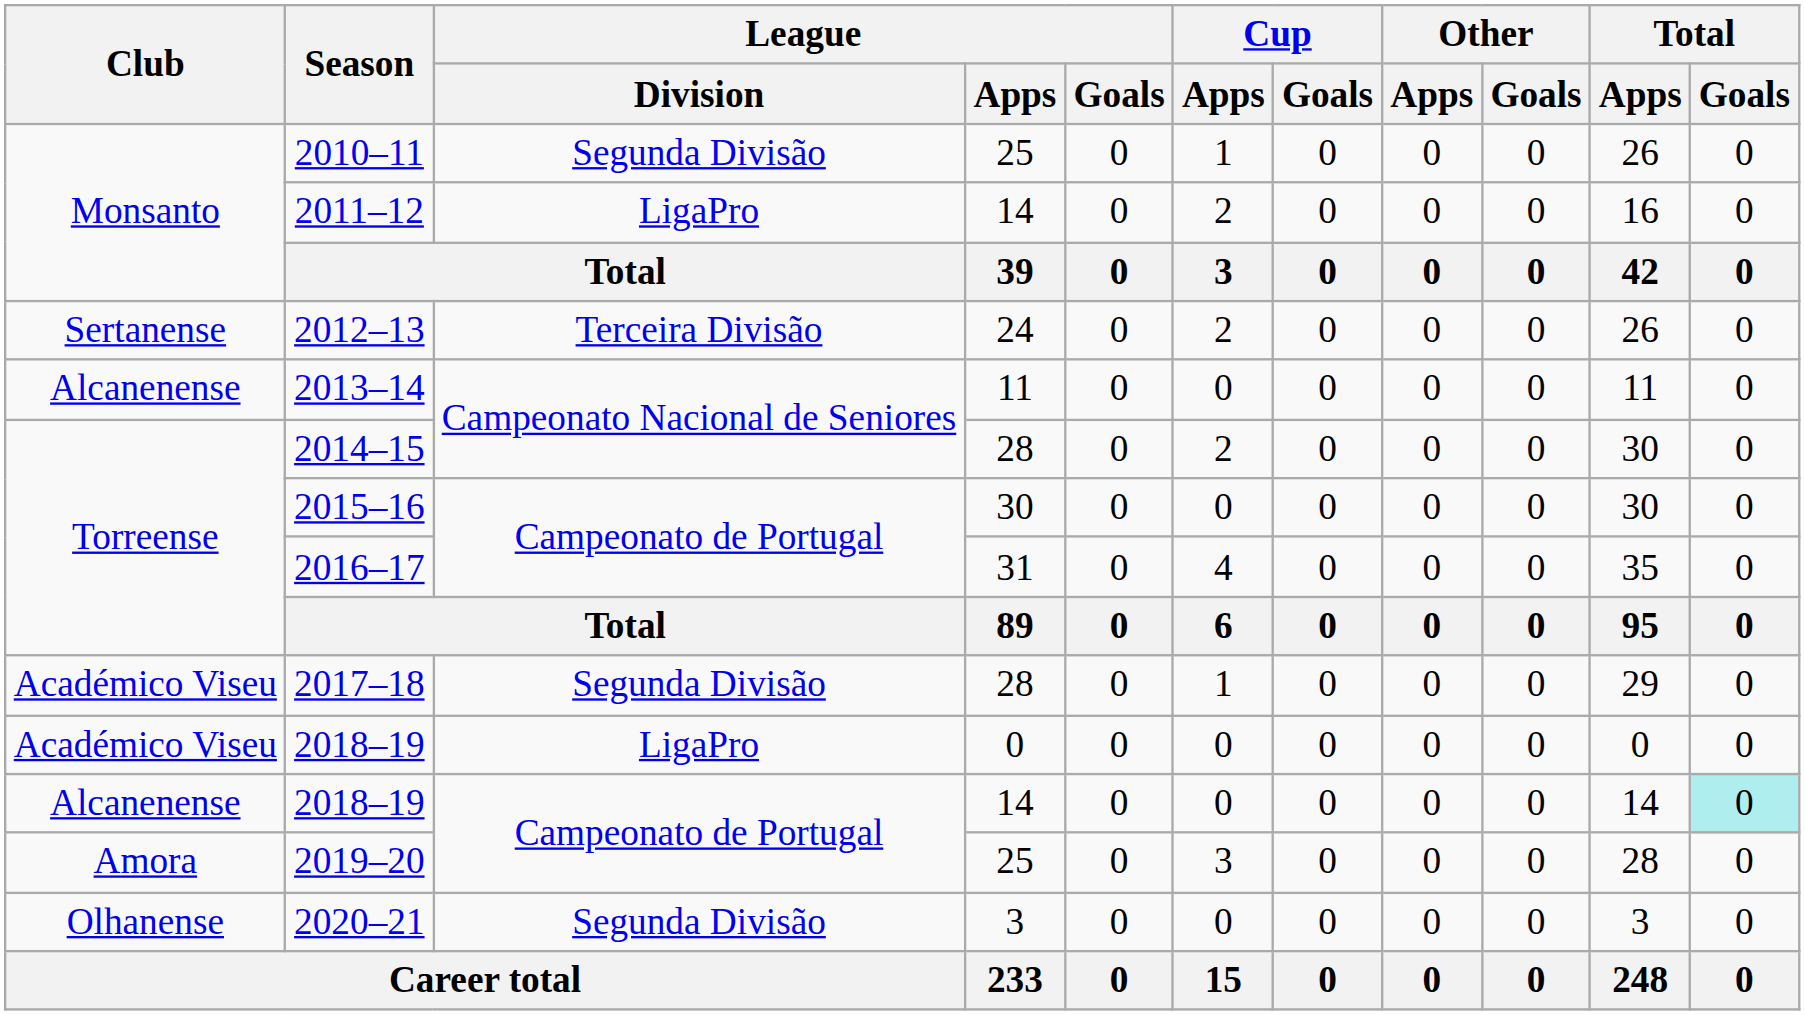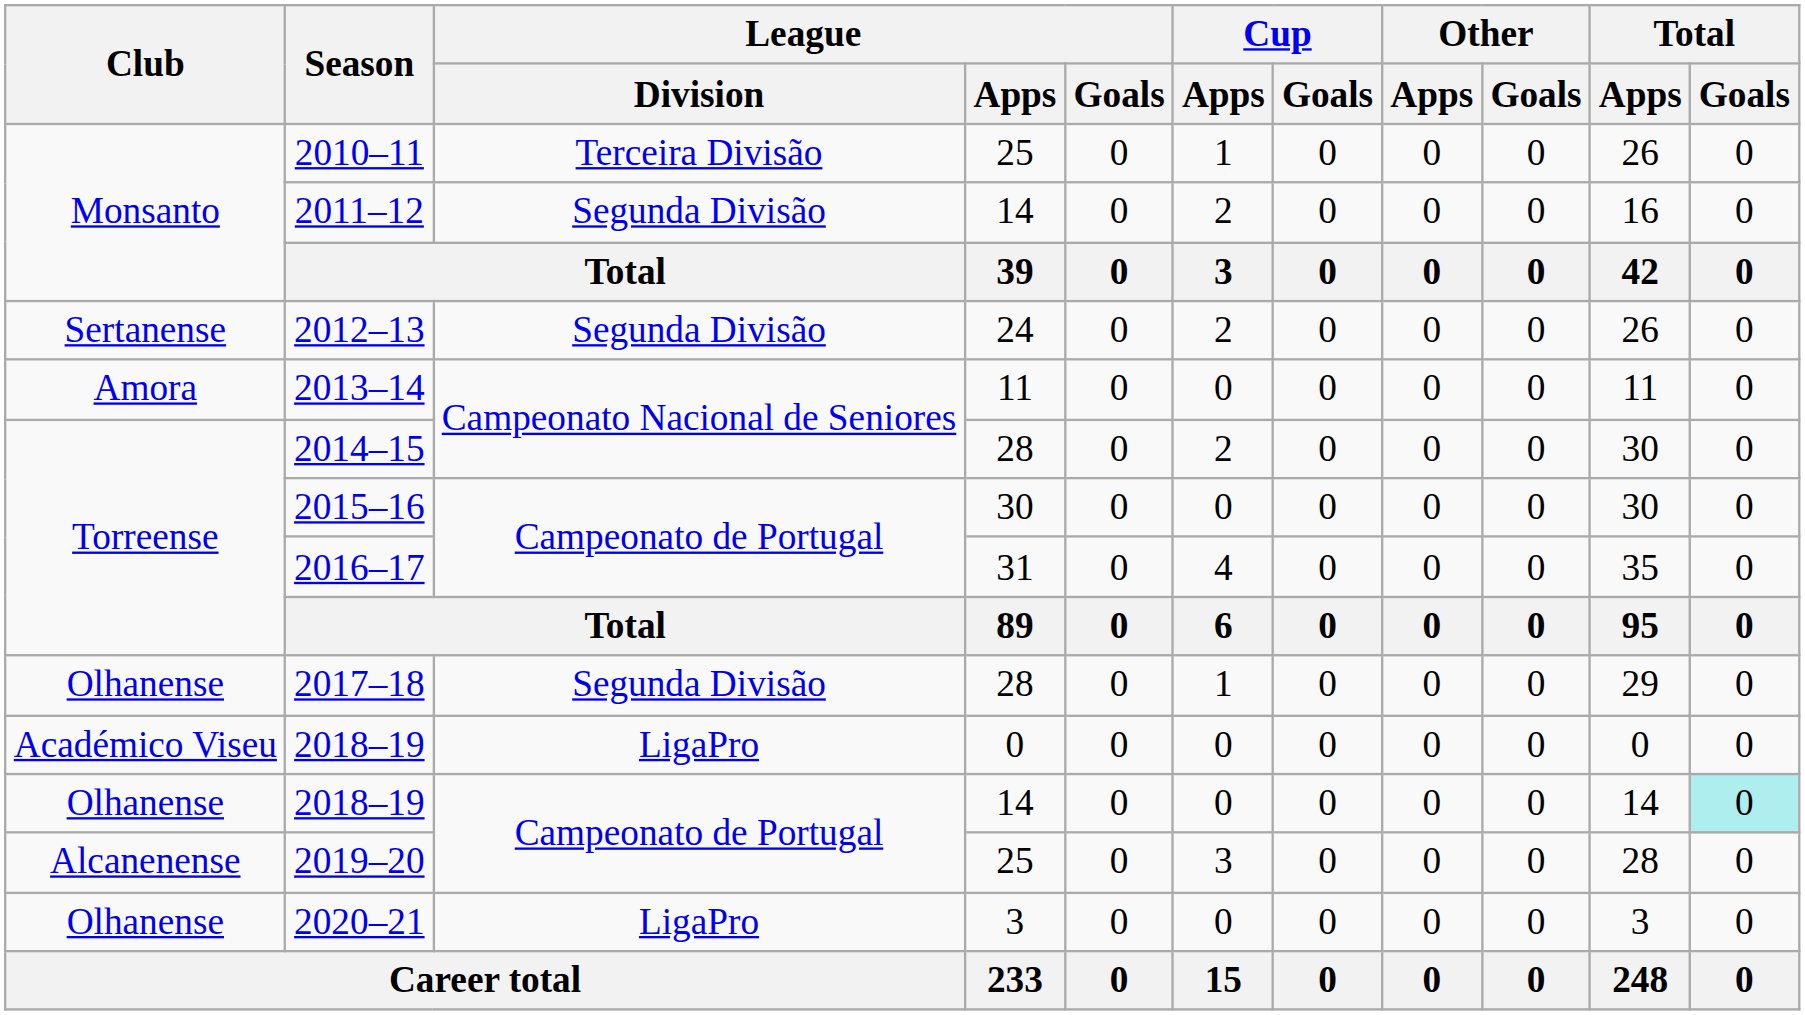(699, 152) Segunda Divisão -> (699, 152) Terceira Divisão
(699, 211) LigaPro -> (699, 211) Segunda Divisão
(699, 329) Terceira Divisão -> (699, 329) Segunda Divisão
(145, 388) Alcanenense -> (145, 388) Amora
(145, 684) Académico Viseu -> (145, 684) Olhanense
(145, 802) Alcanenense -> (145, 802) Olhanense
(145, 861) Amora -> (145, 861) Alcanenense
(699, 920) Segunda Divisão -> (699, 920) LigaPro
